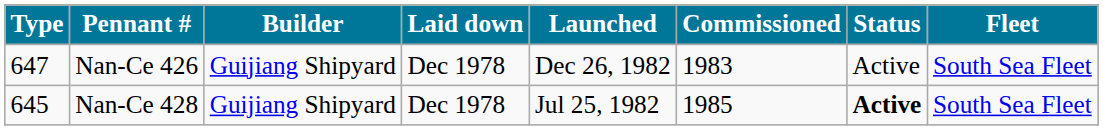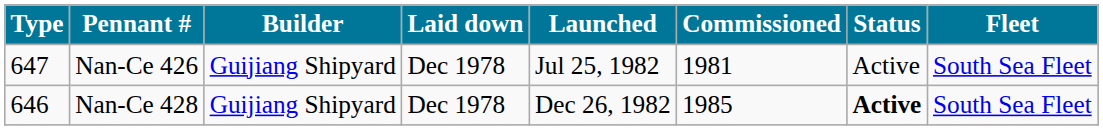(603, 64) Dec 26, 1982 -> (597, 64) Jul 25, 1982
(707, 64) 1983 -> (707, 64) 1981
(30, 104) 645 -> (30, 104) 646
(597, 104) Jul 25, 1982 -> (603, 104) Dec 26, 1982
